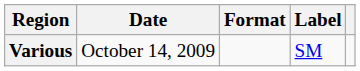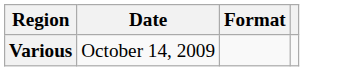- column: (318, 19)
